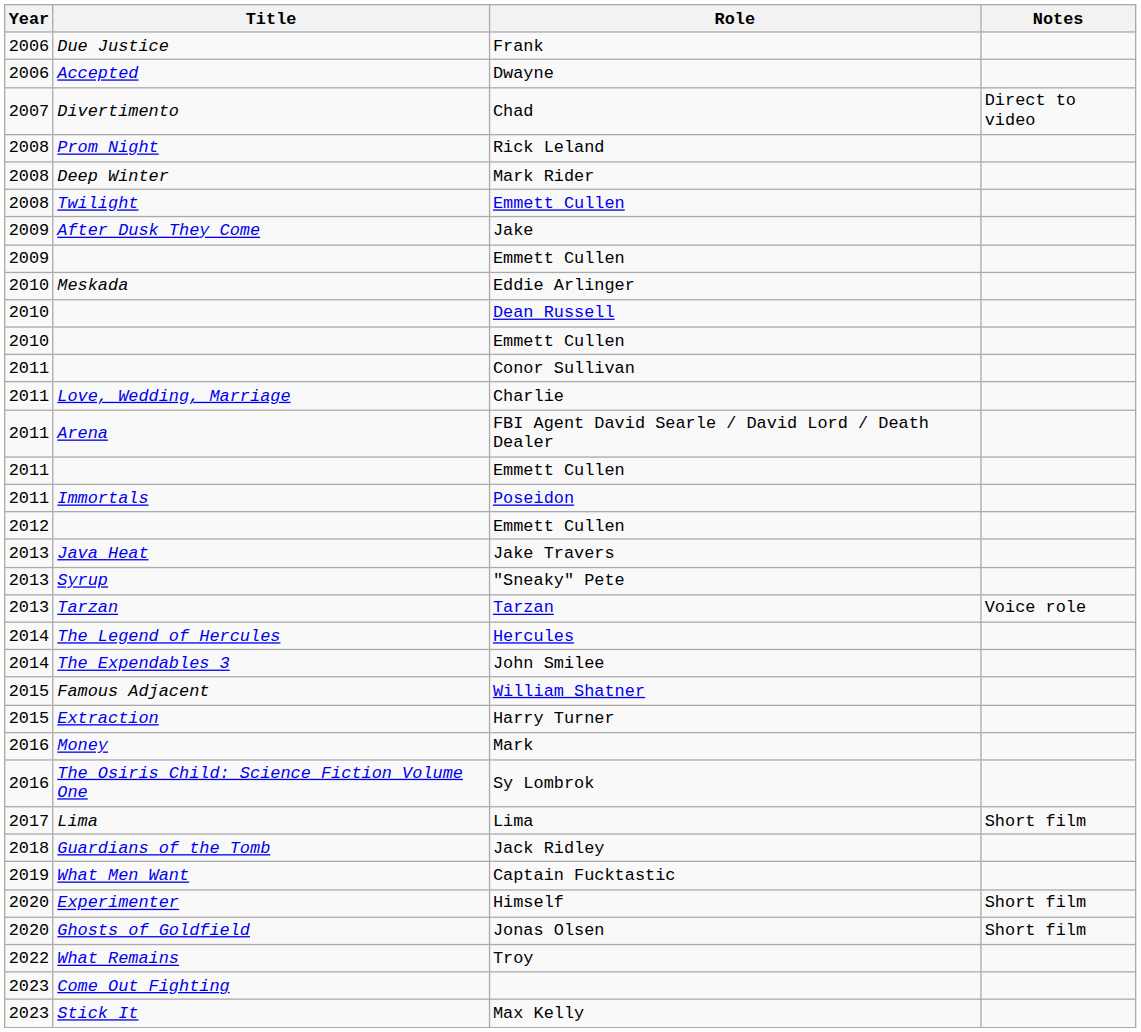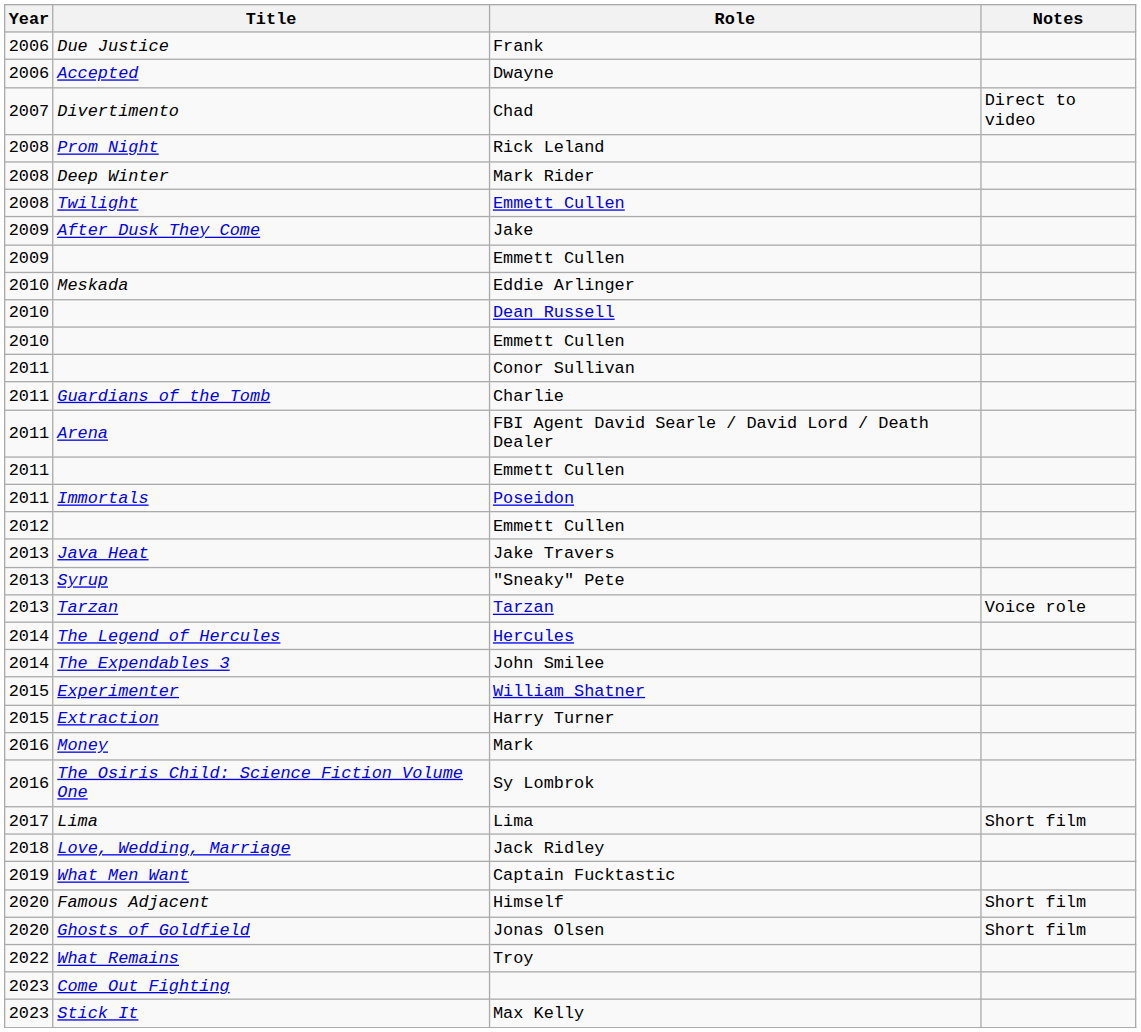(174, 396) Love, Wedding, Marriage -> (164, 396) Guardians of the Tomb
(133, 691) Famous Adjacent -> (118, 691) Experimenter
(164, 848) Guardians of the Tomb -> (174, 848) Love, Wedding, Marriage
(118, 903) Experimenter -> (133, 903) Famous Adjacent
